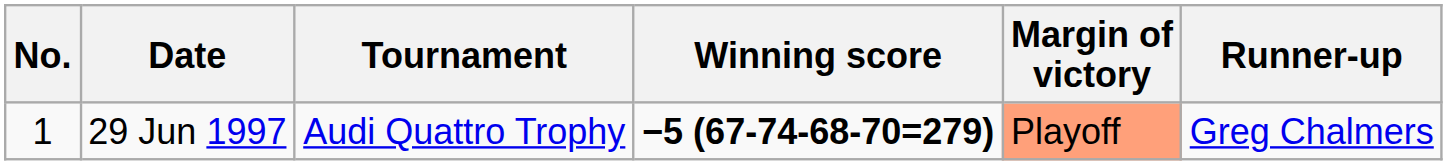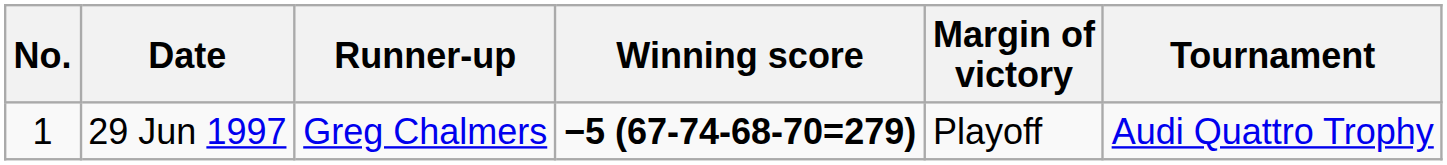columns swapped: (464, 54) <-> (1312, 54)
(1066, 131) lightsalmon background -> (988, 131) no background
